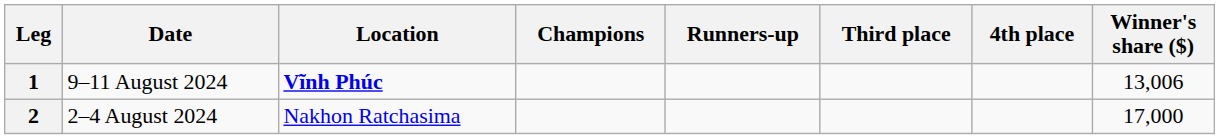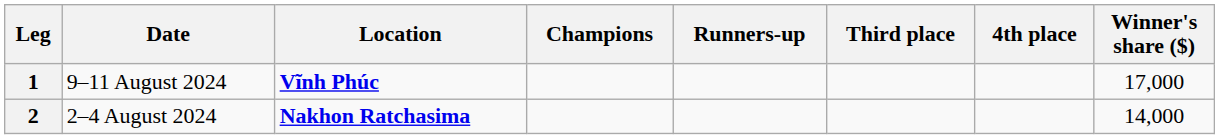(1153, 81) 13,006 -> (1154, 81) 17,000
(372, 116) normal -> (375, 116) bold
(1153, 116) 17,000 -> (1154, 116) 14,000
